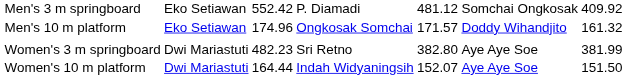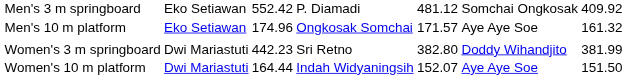(514, 27) Doddy Wihandjito -> (500, 27) Aye Aye Soe
(272, 49) 482.23 -> (272, 49) 442.23
(500, 49) Aye Aye Soe -> (514, 49) Doddy Wihandjito
